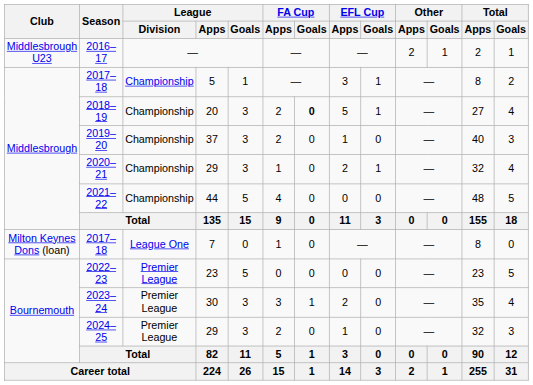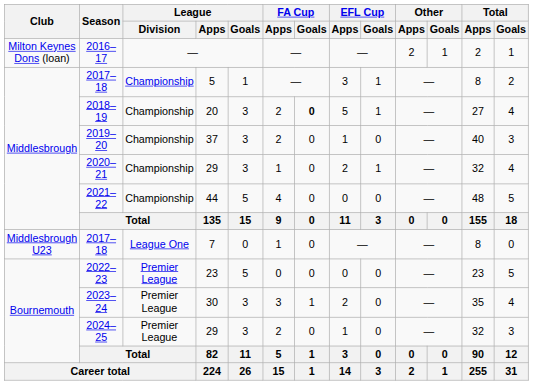(42, 53) Middlesbrough U23 -> (42, 53) Milton Keynes Dons (loan)
(42, 244) Milton Keynes Dons (loan) -> (42, 244) Middlesbrough U23
